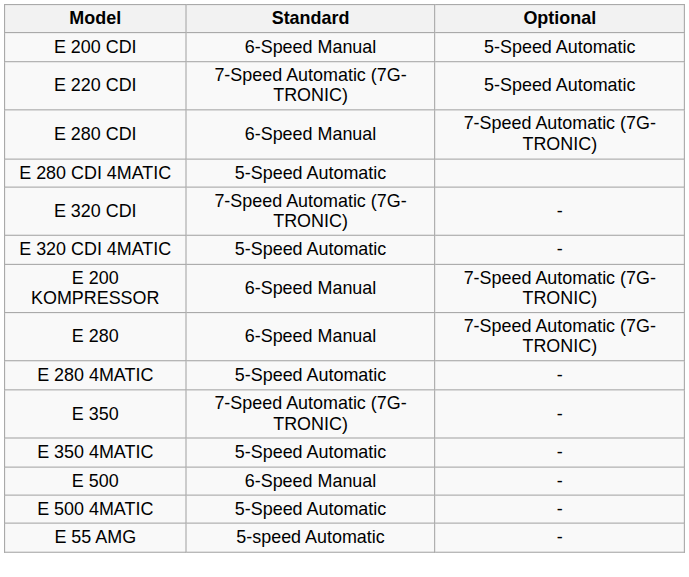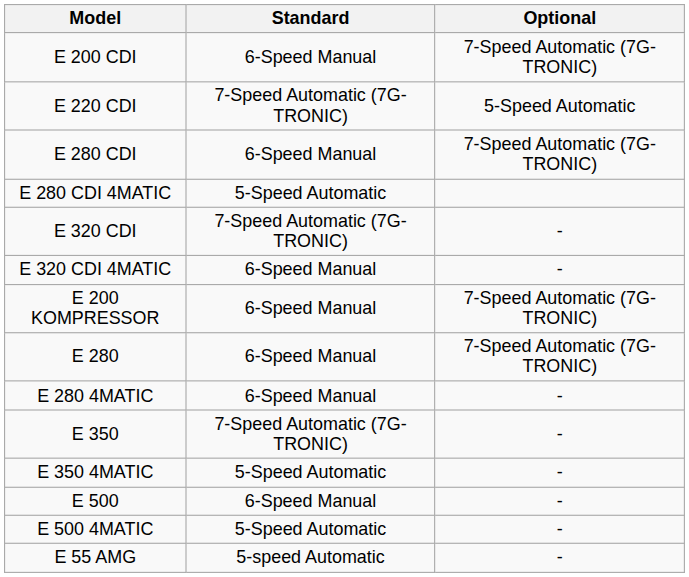(560, 47) 5-Speed Automatic -> (560, 57) 7-Speed Automatic (7G-TRONIC)
(311, 249) 5-Speed Automatic -> (311, 269) 6-Speed Manual
(311, 375) 5-Speed Automatic -> (311, 395) 6-Speed Manual
